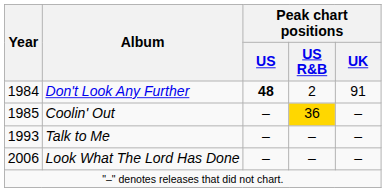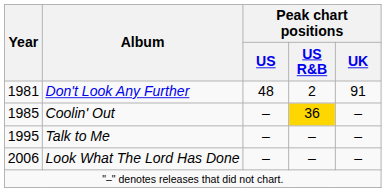(23, 92) 1984 -> (23, 92) 1981
(266, 92) bold -> (266, 92) normal
(23, 136) 1993 -> (23, 136) 1995
